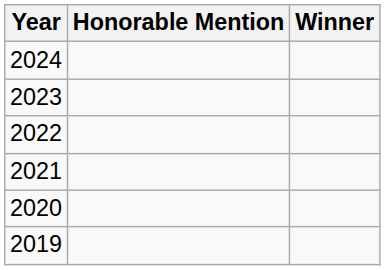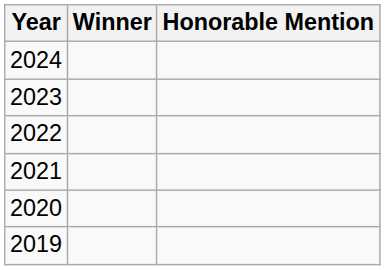columns swapped: (335, 23) <-> (179, 23)
